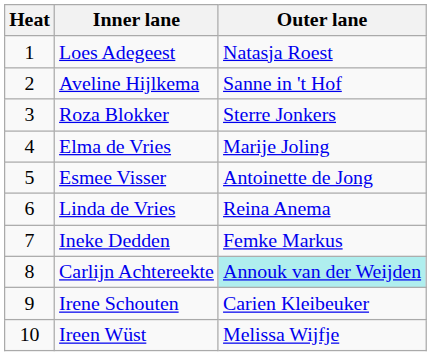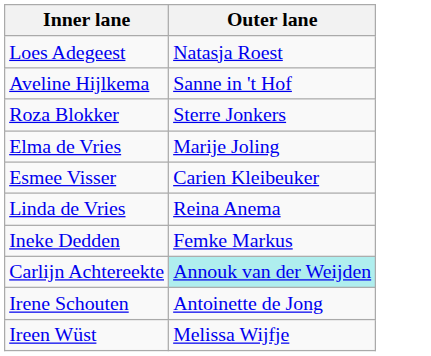- column: (30, 20)
(298, 177) Antoinette de Jong -> (246, 177) Carien Kleibeuker
(296, 303) Carien Kleibeuker -> (248, 303) Antoinette de Jong
